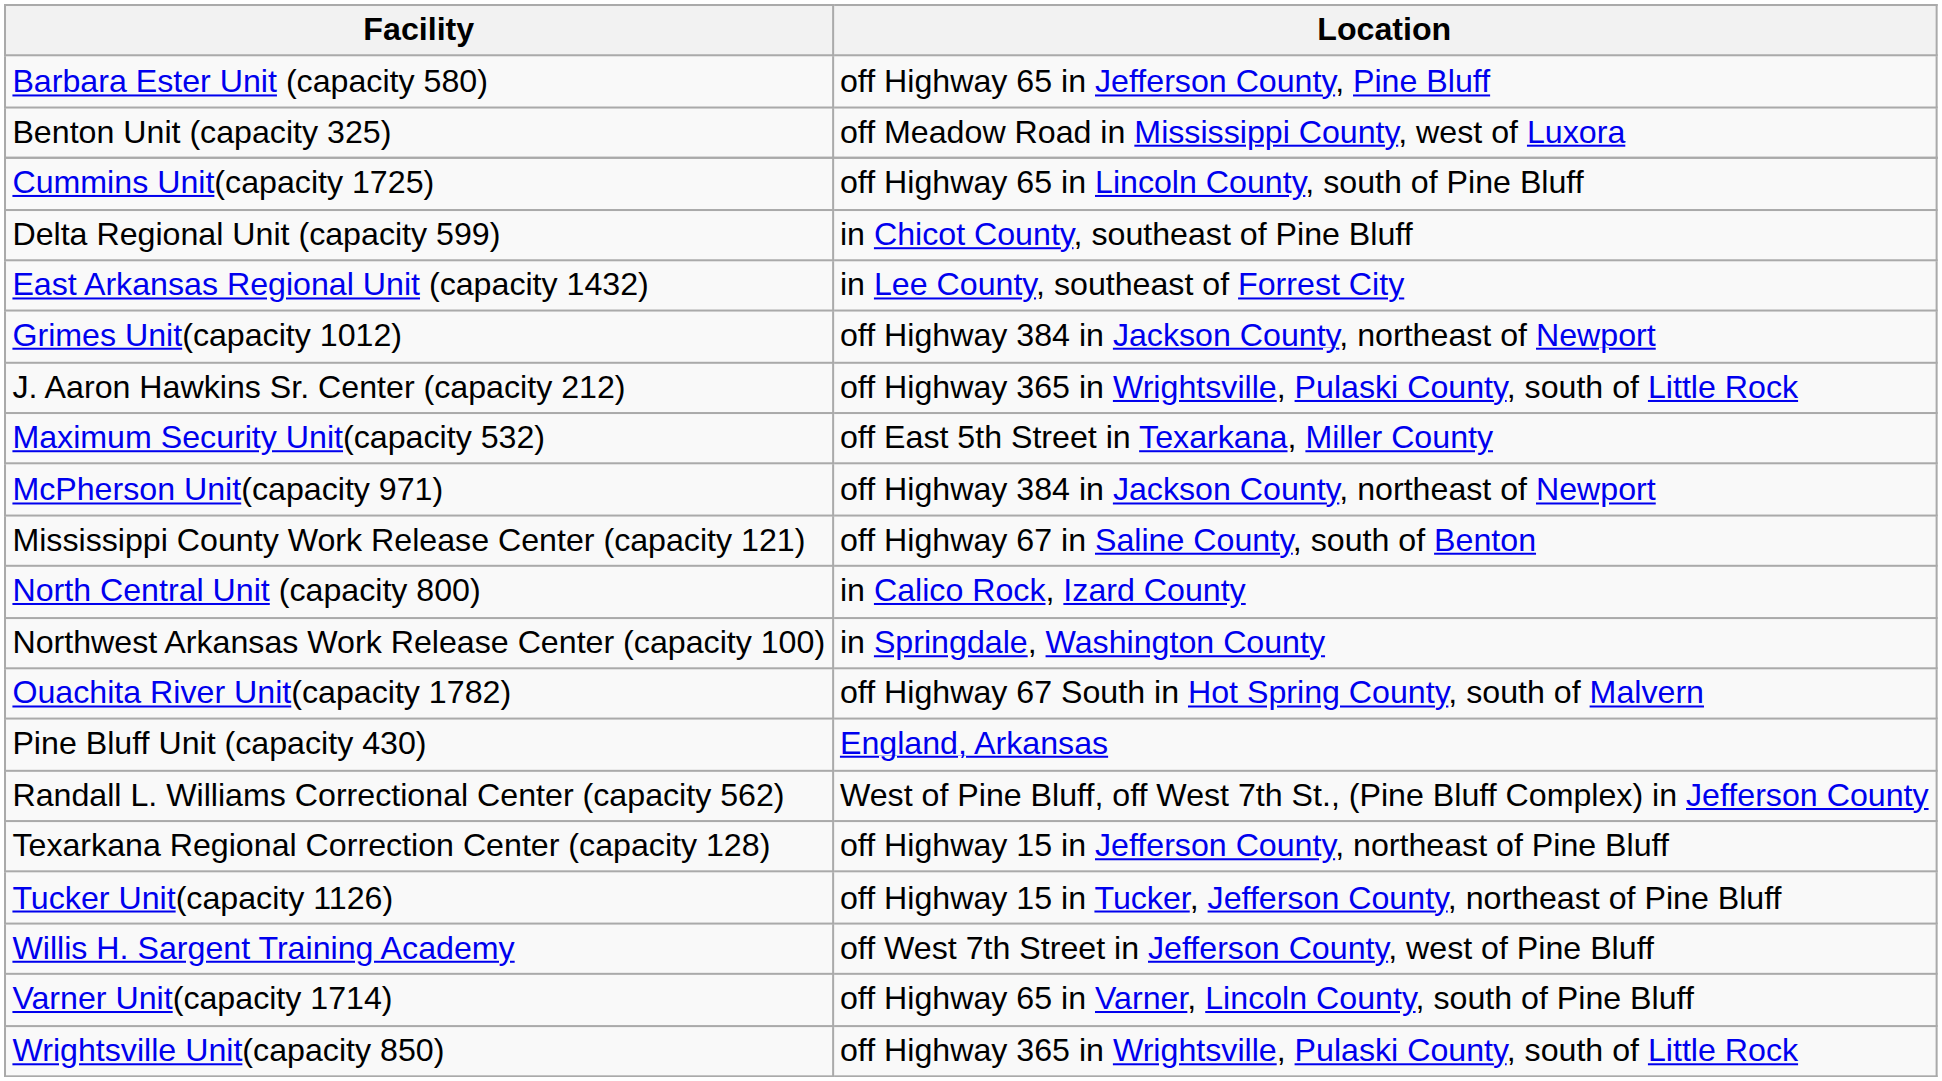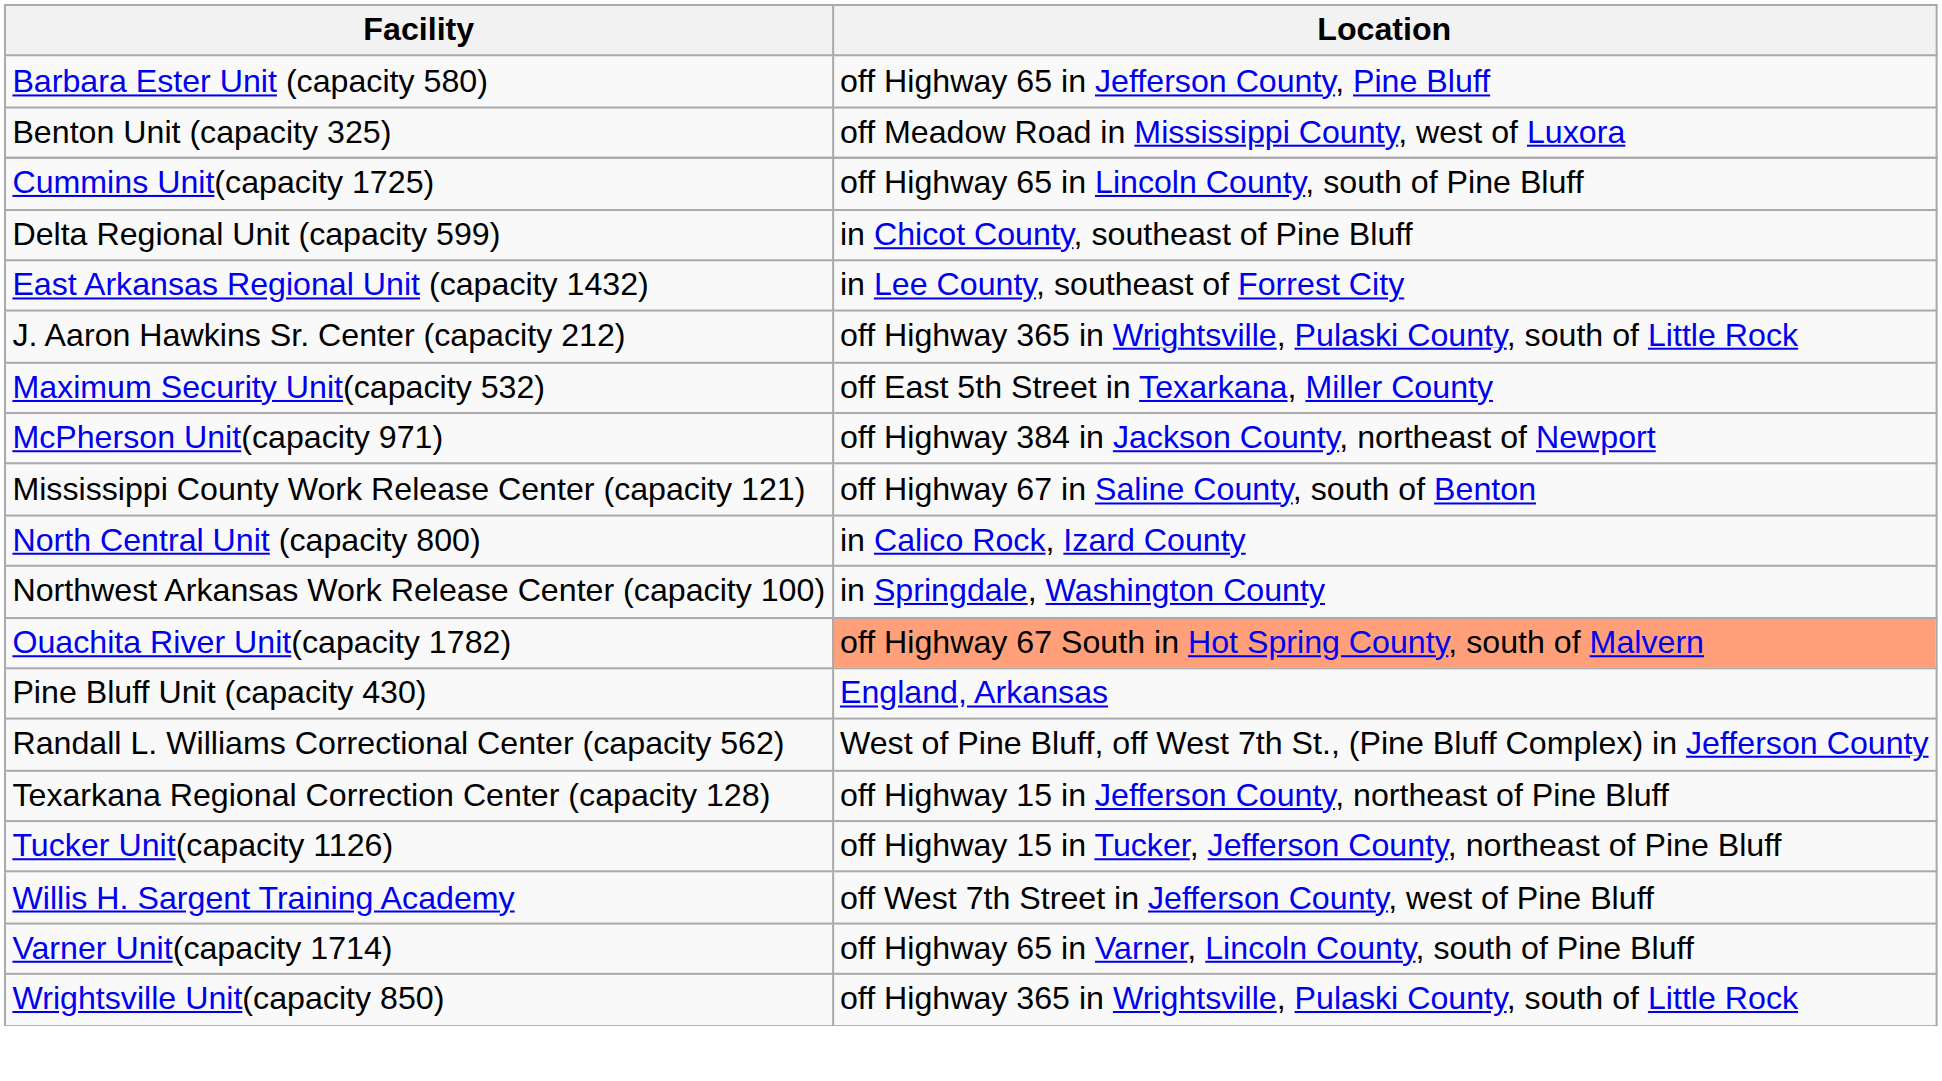- row: (207, 336)
(1272, 693) no background -> (1272, 642) lightsalmon background
